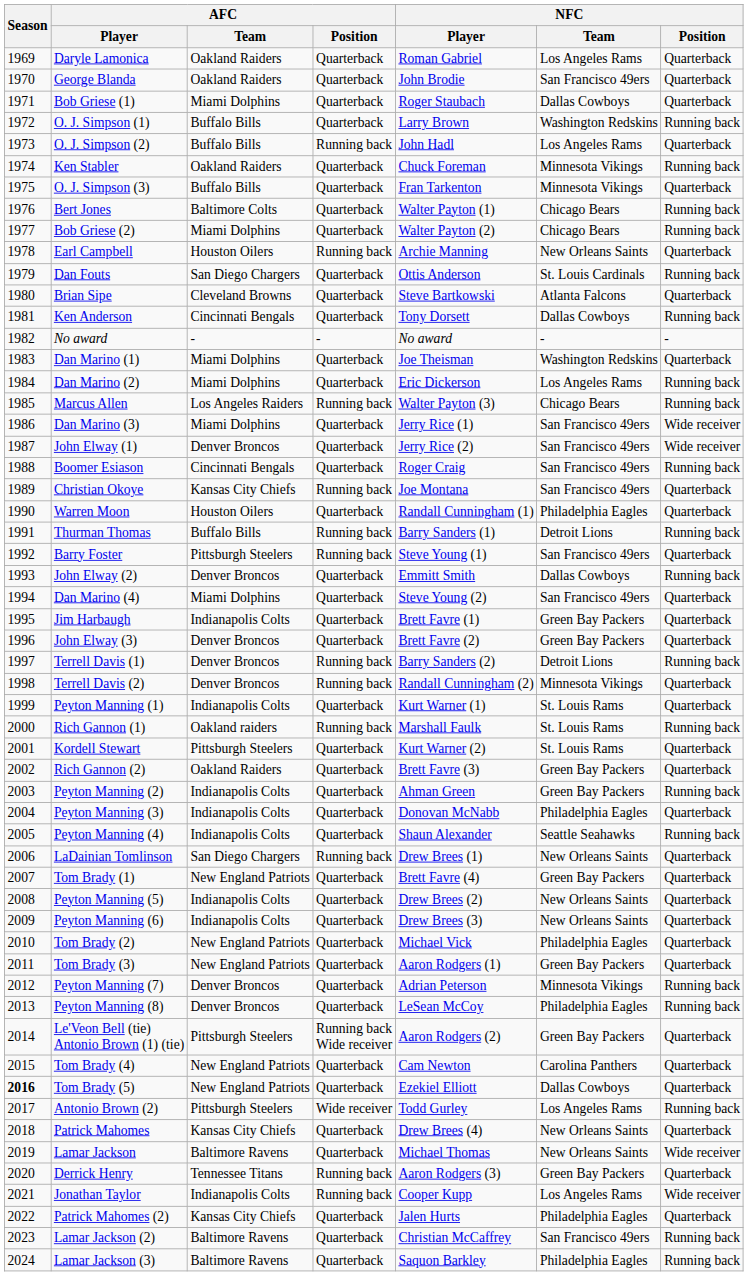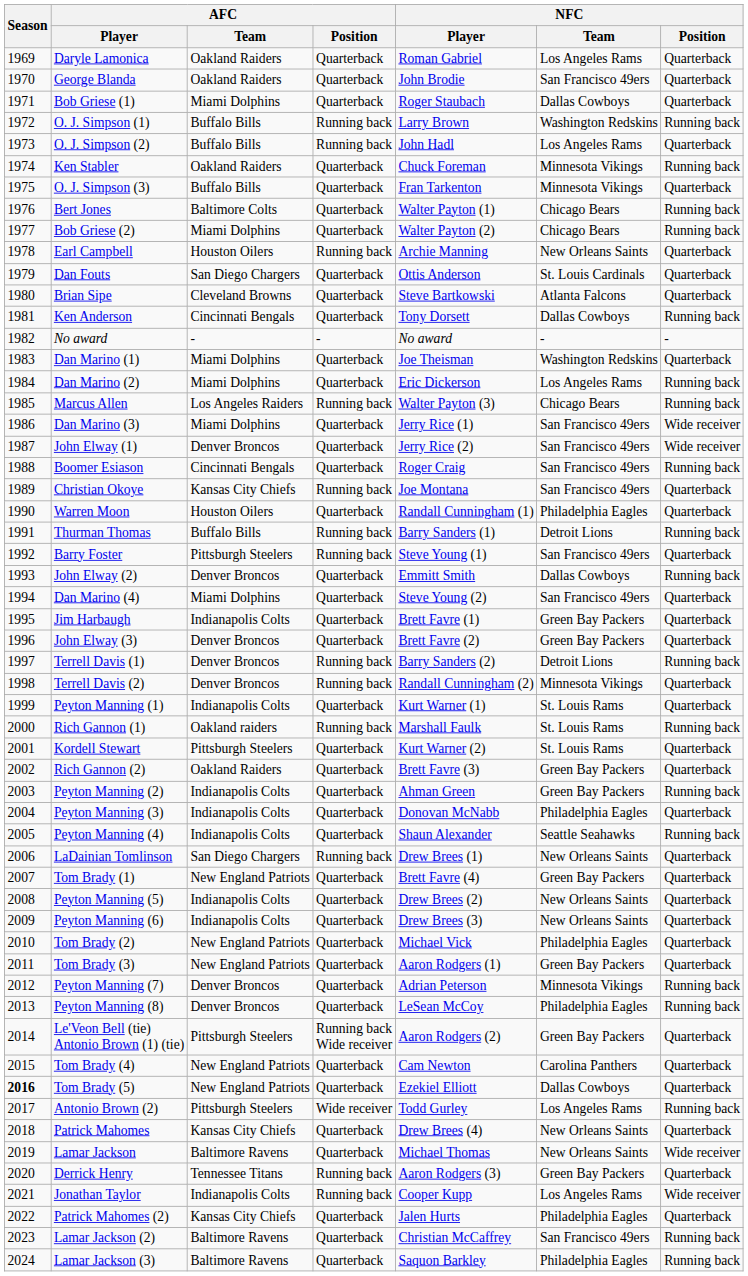(350, 123) Quarterback -> (354, 123) Running back
(702, 274) Running back -> (698, 274) Quarterback
